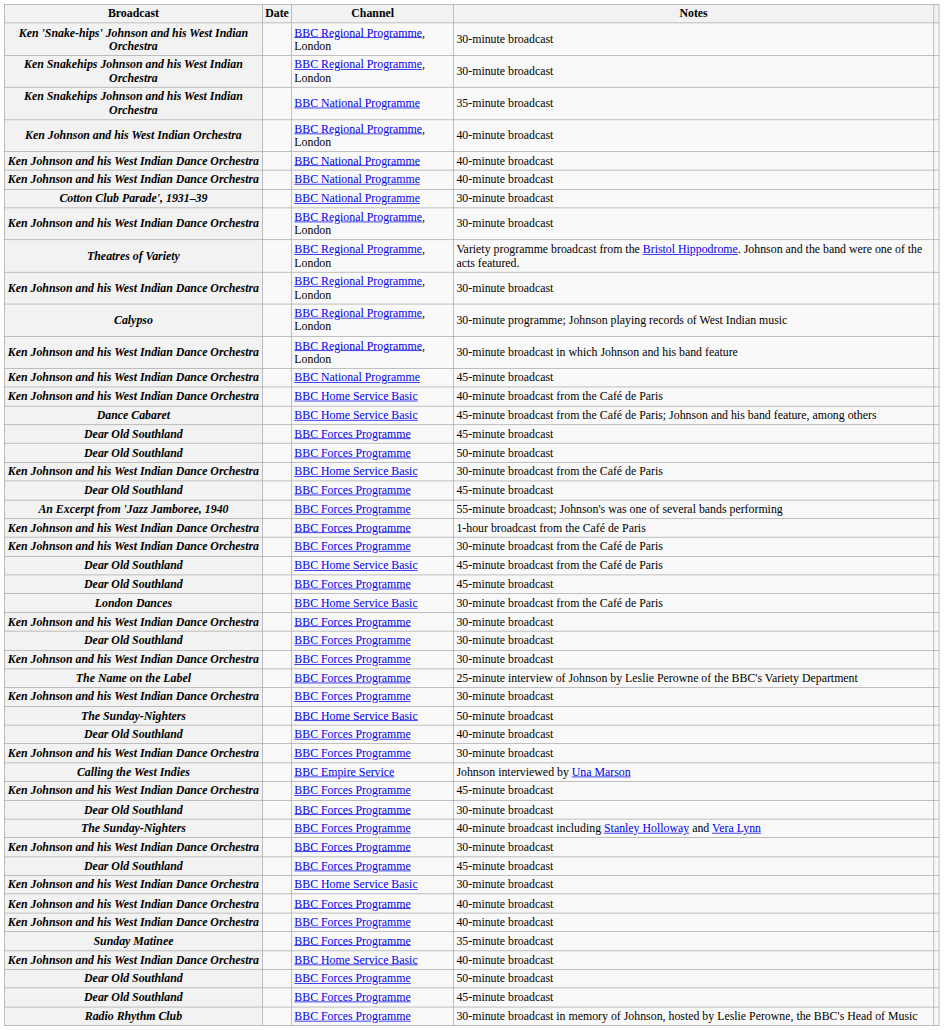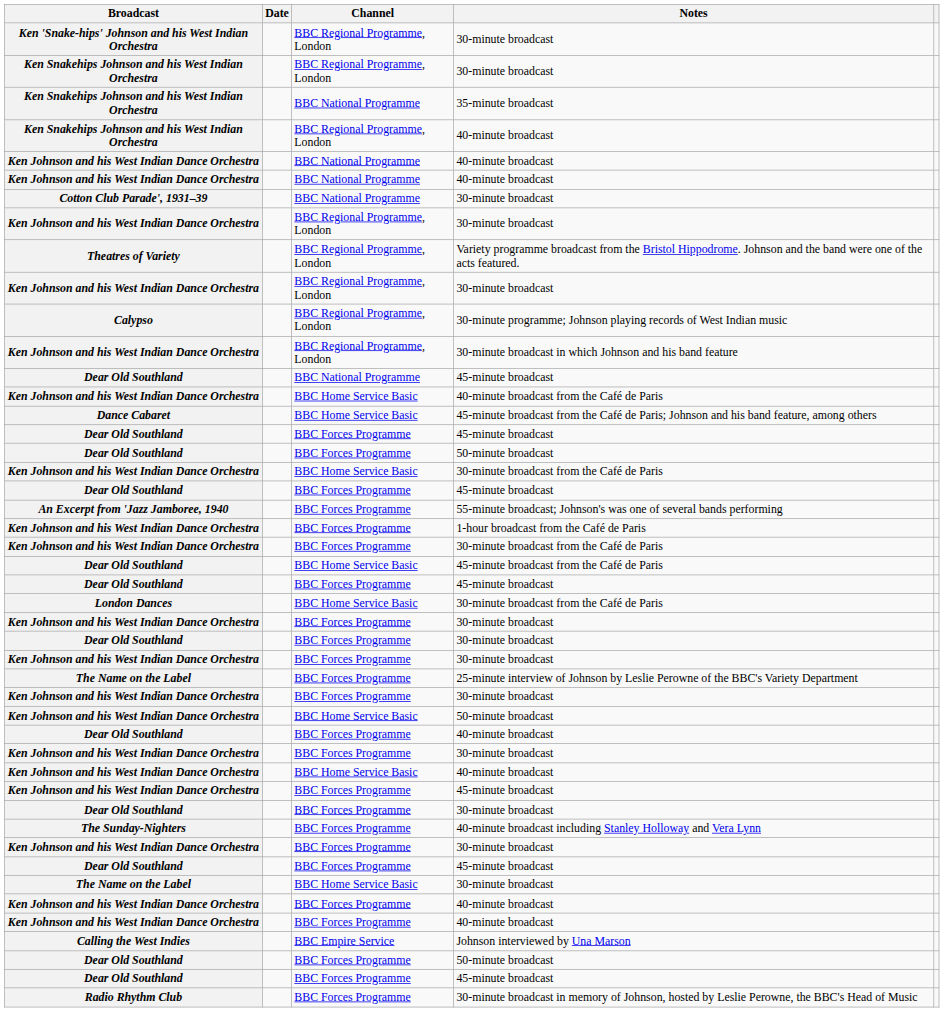(133, 135) Ken Johnson and his West Indian Orchestra -> (133, 135) Ken Snakehips Johnson and his West Indian Orchestra
(133, 377) Ken Johnson and his West Indian Dance Orchestra -> (133, 377) Dear Old Southland
(133, 715) The Sunday-Nighters -> (133, 715) Ken Johnson and his West Indian Dance Orchestra
rows swapped: (344, 772) <-> (356, 959)
(133, 884) Ken Johnson and his West Indian Dance Orchestra -> (133, 884) The Name on the Label
- row: (353, 941)
